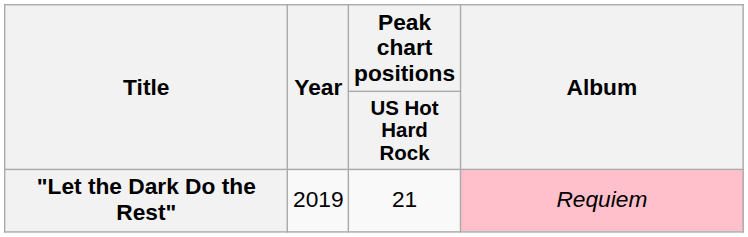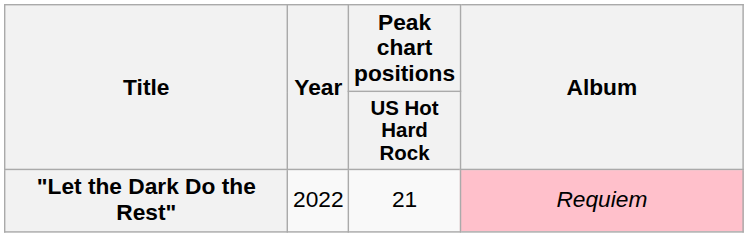(318, 200) 2019 -> (318, 200) 2022
